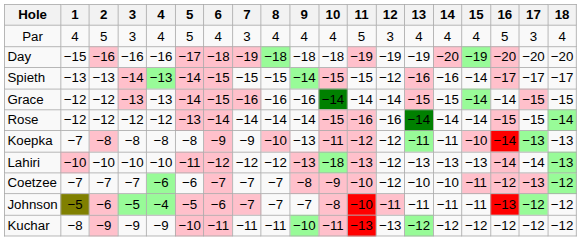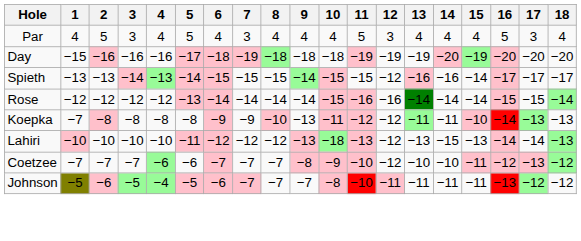- row: (26, 99)
(447, 162) −13 -> (447, 141) −15
- row: (29, 225)
